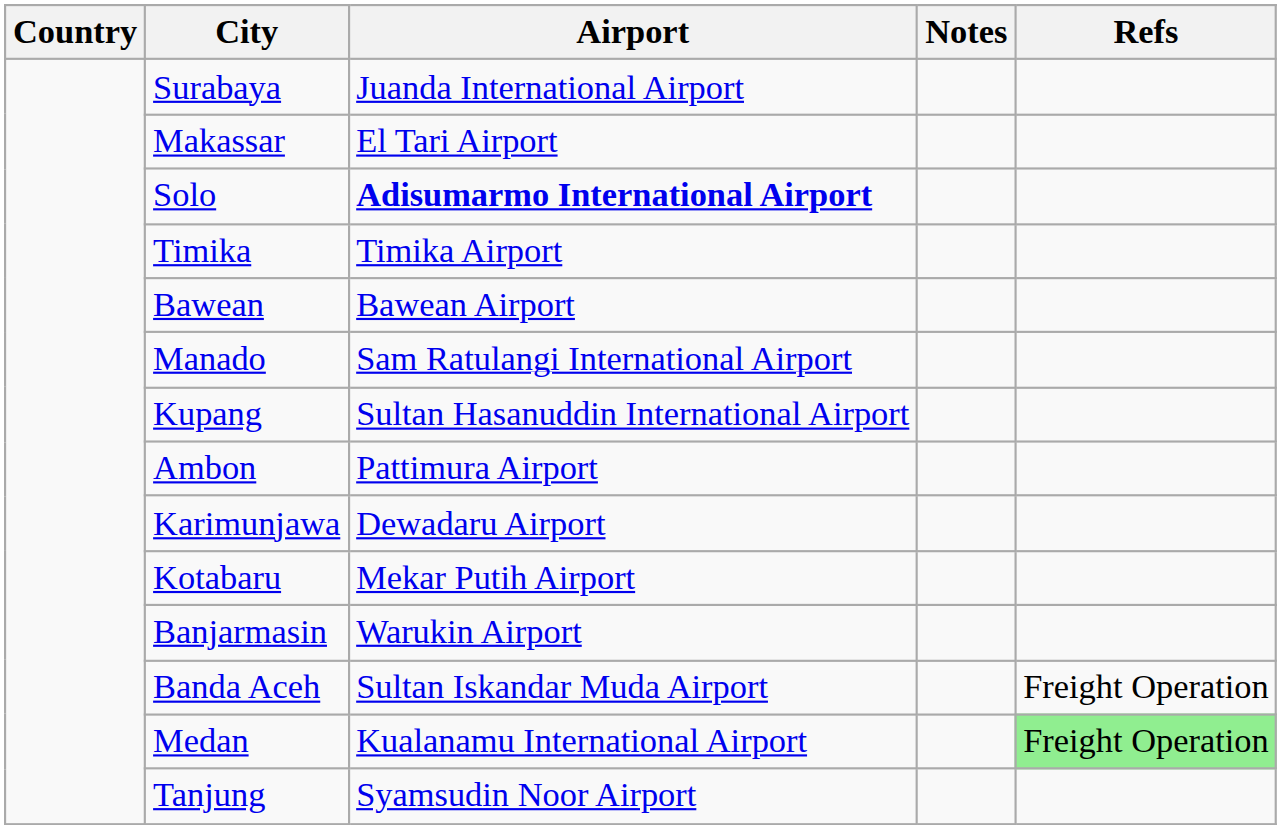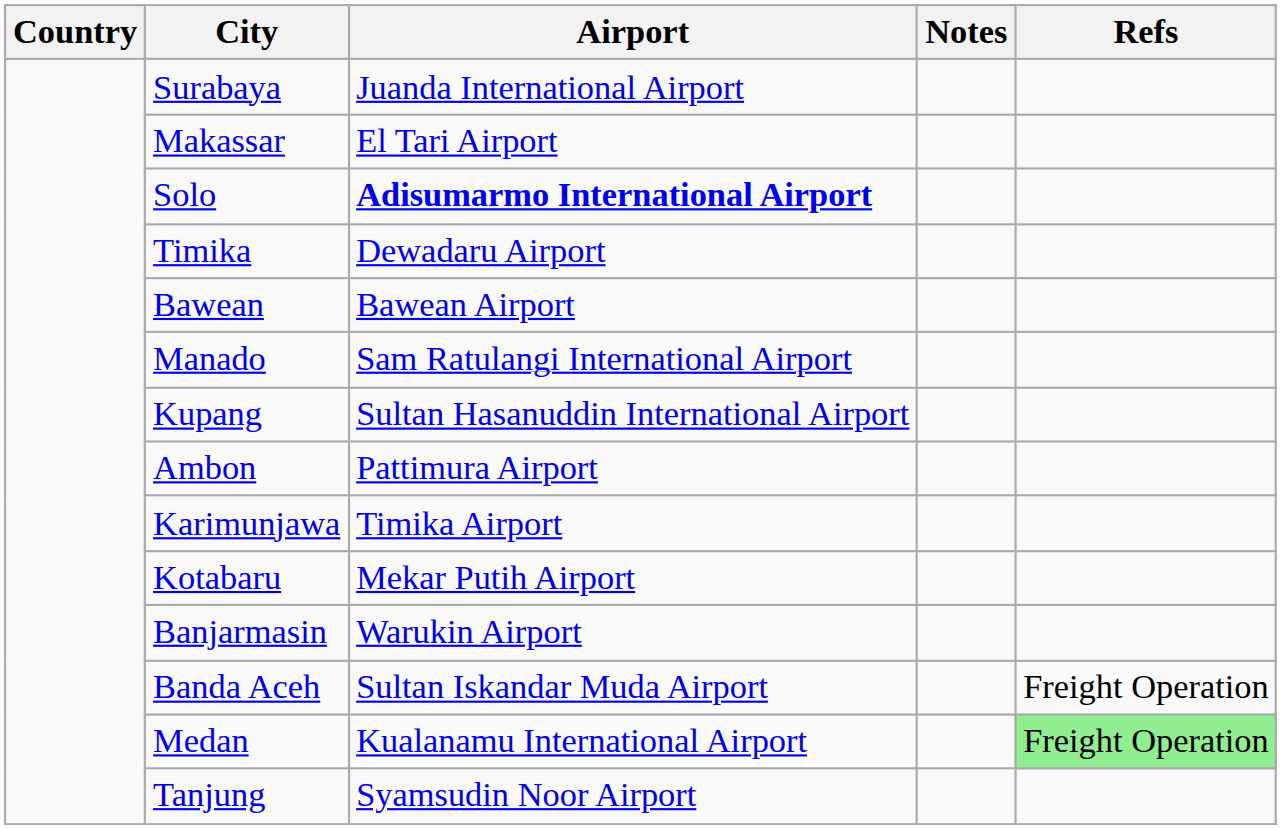(459, 250) Timika Airport -> (481, 250) Dewadaru Airport
(481, 522) Dewadaru Airport -> (459, 522) Timika Airport
